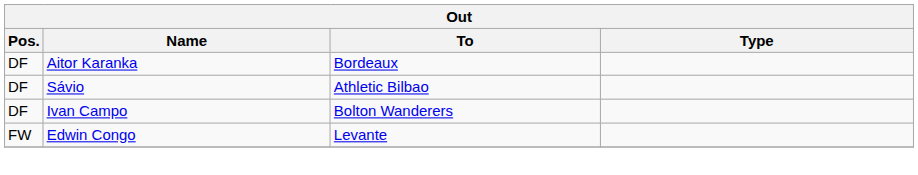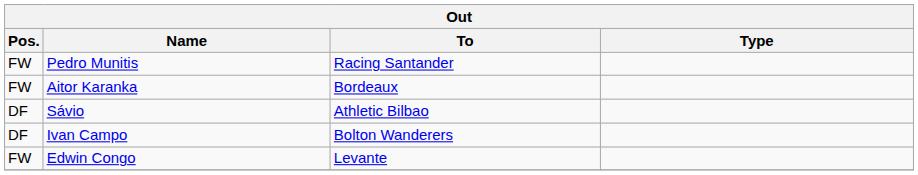+ row: (92, 64)
(18, 64) DF -> (20, 88) FW
